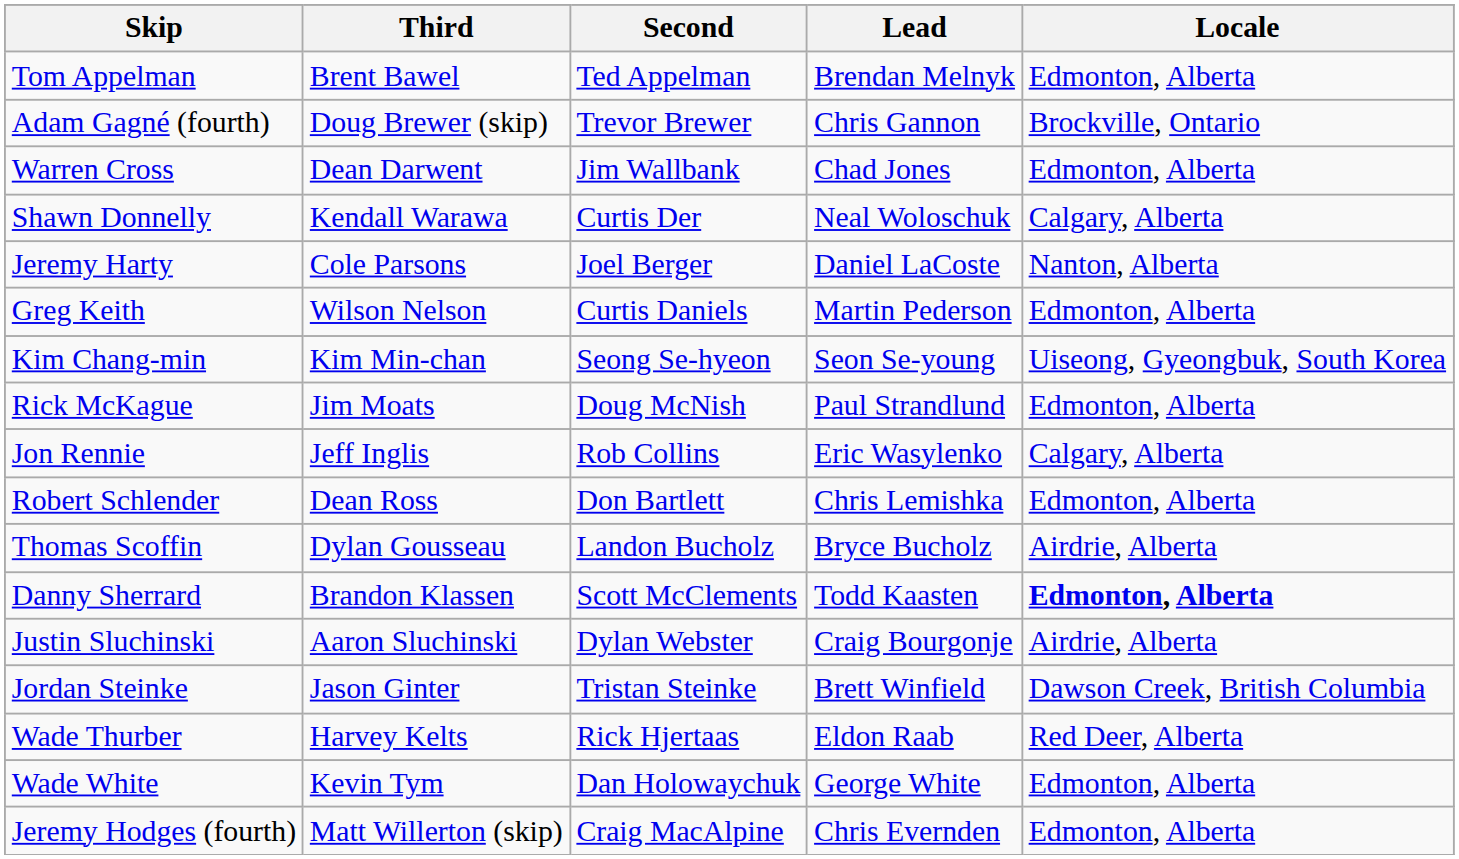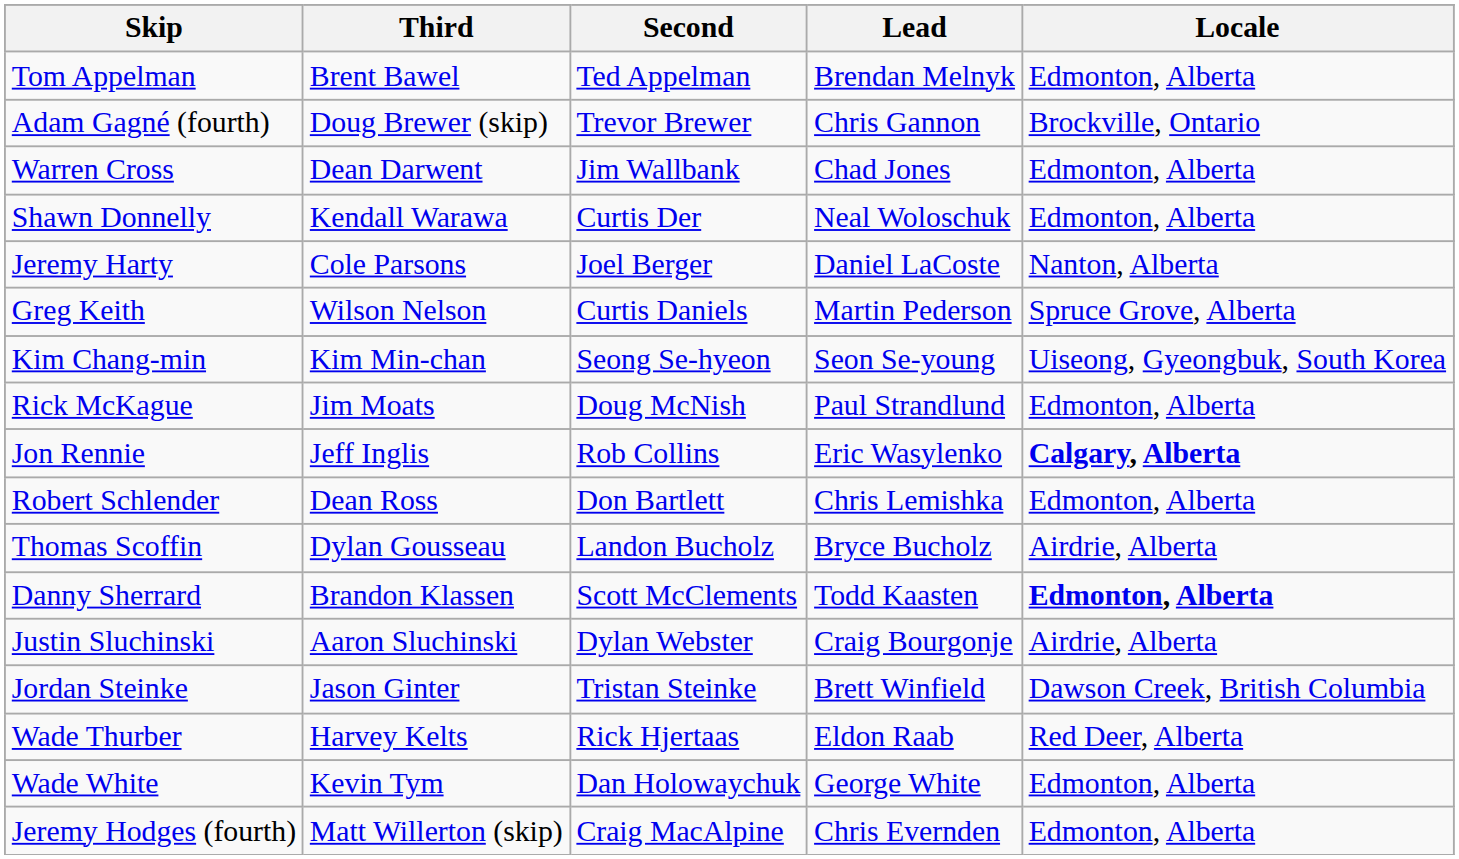(1126, 216) Calgary, Alberta -> (1142, 216) Edmonton, Alberta
(1142, 311) Edmonton, Alberta -> (1162, 311) Spruce Grove, Alberta
(1126, 452) normal -> (1134, 452) bold
